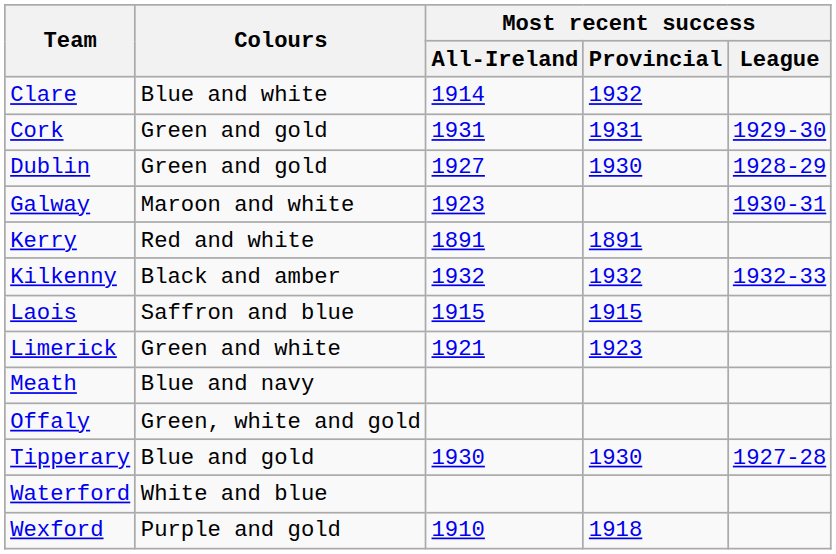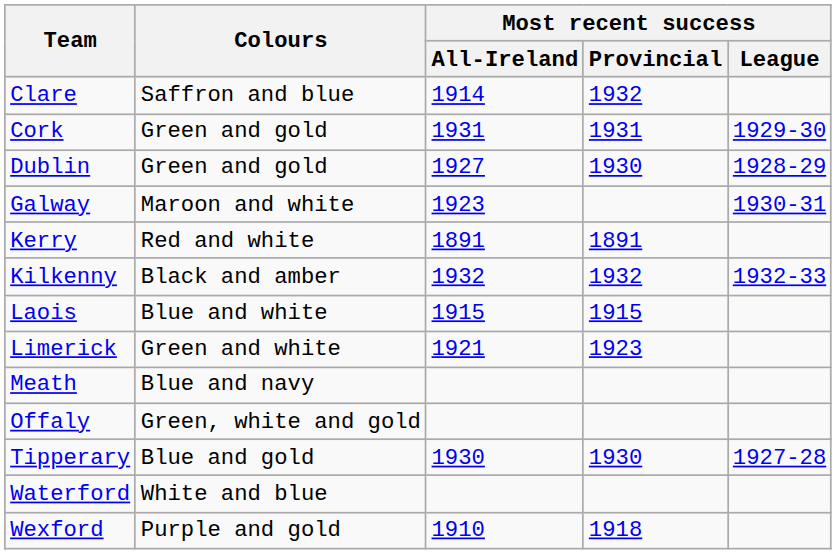(234, 95) Blue and white -> (248, 95) Saffron and blue
(248, 313) Saffron and blue -> (234, 313) Blue and white
